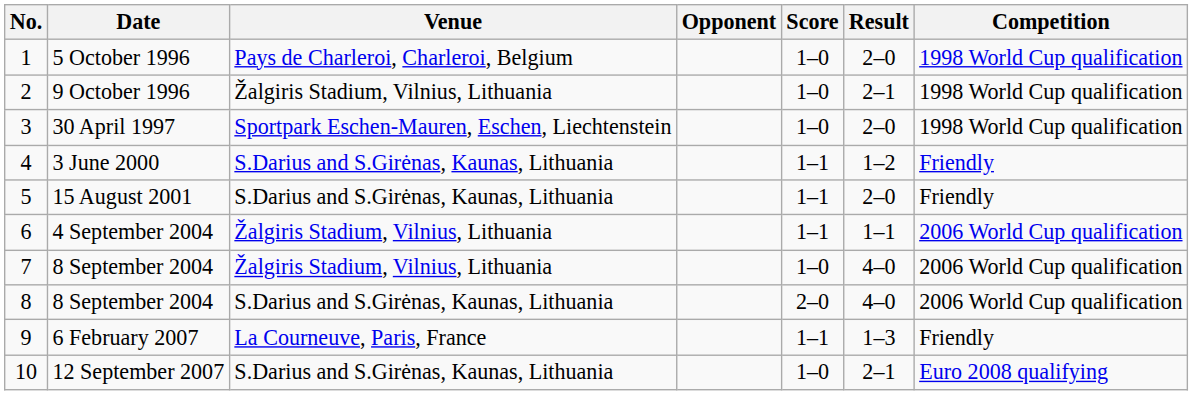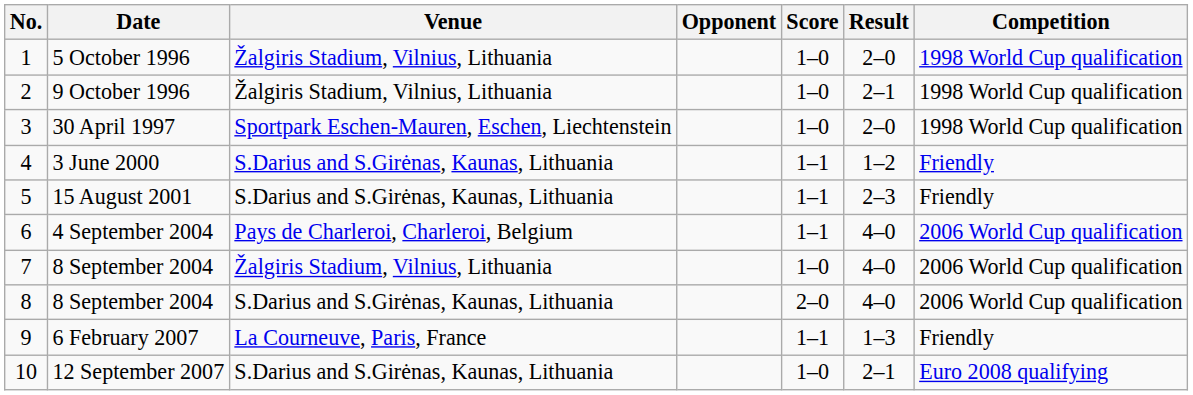(404, 57) Pays de Charleroi, Charleroi, Belgium -> (393, 57) Žalgiris Stadium, Vilnius, Lithuania
(879, 197) 2–0 -> (879, 197) 2–3
(393, 232) Žalgiris Stadium, Vilnius, Lithuania -> (404, 232) Pays de Charleroi, Charleroi, Belgium
(879, 232) 1–1 -> (879, 232) 4–0
